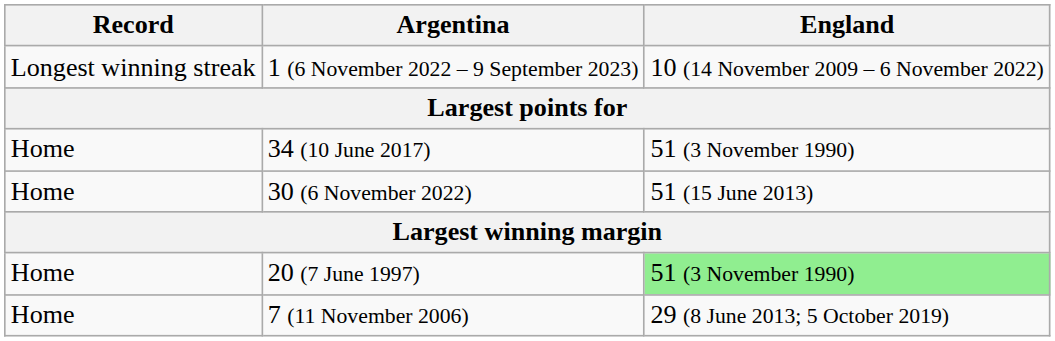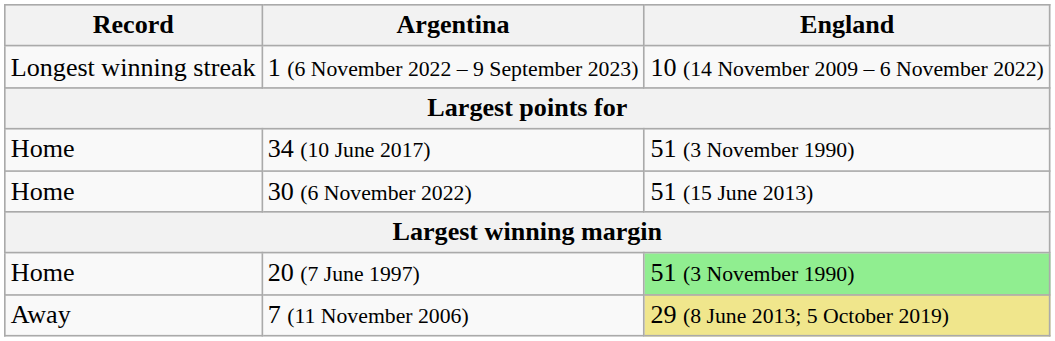(43, 314) Home -> (41, 314) Away
(800, 314) no background -> (800, 314) khaki background
